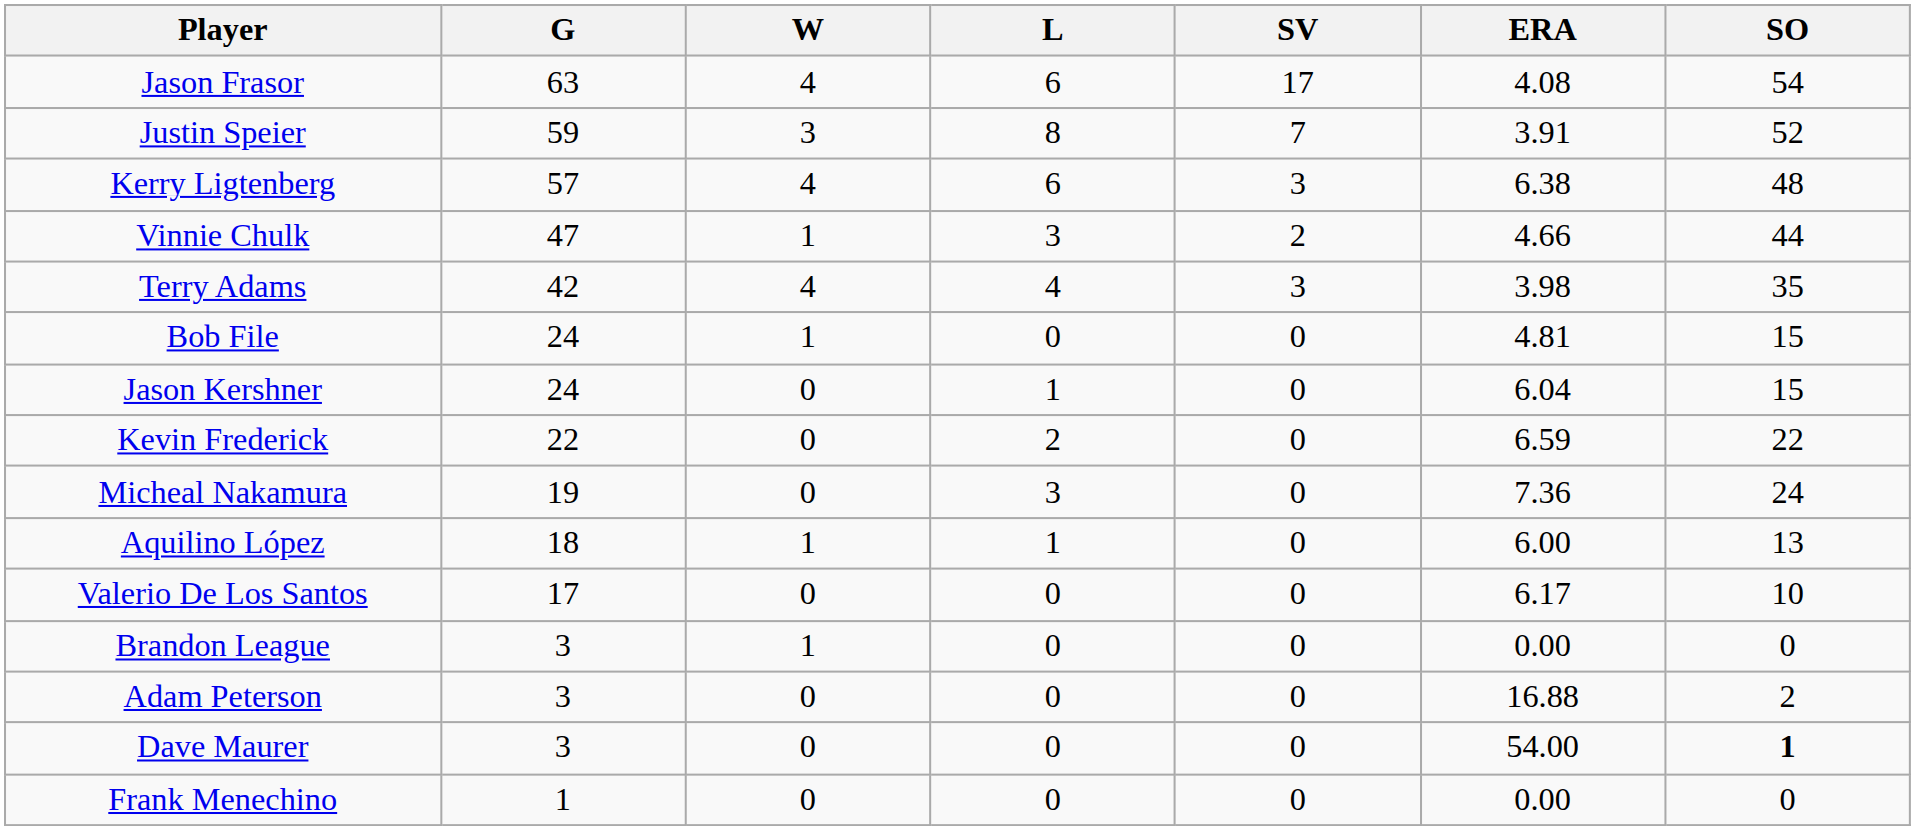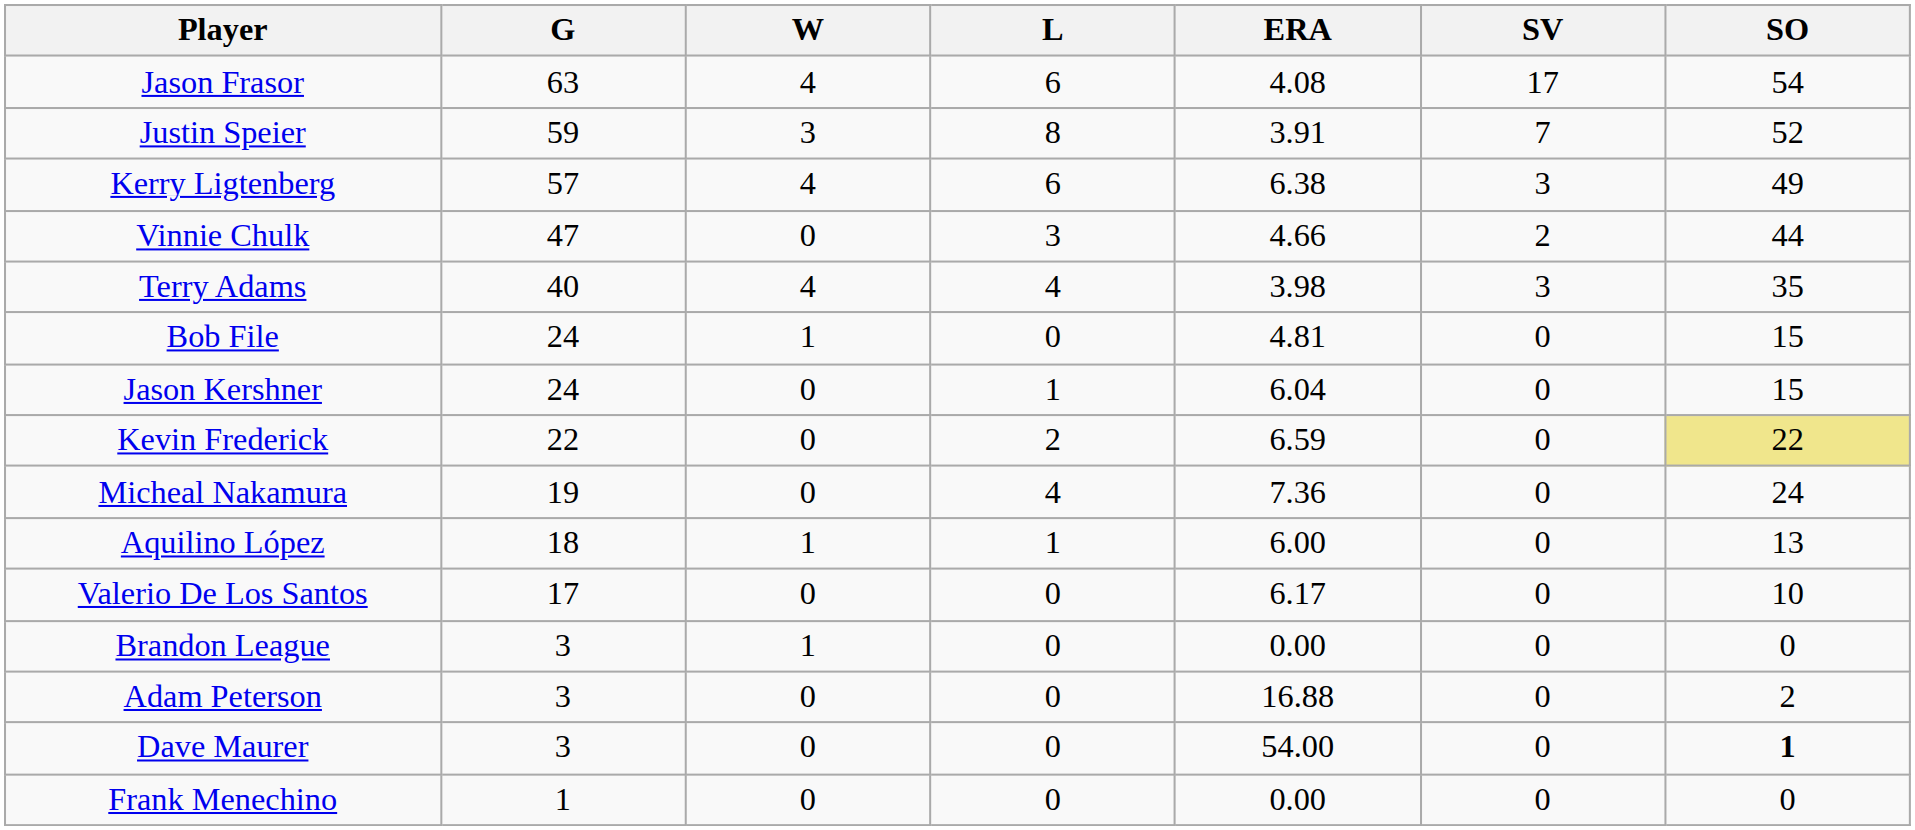columns swapped: (1298, 30) <-> (1543, 30)
(1788, 183) 48 -> (1788, 183) 49
(808, 235) 1 -> (808, 235) 0
(563, 286) 42 -> (563, 286) 40
(1788, 440) no background -> (1788, 440) khaki background
(1053, 491) 3 -> (1053, 491) 4
